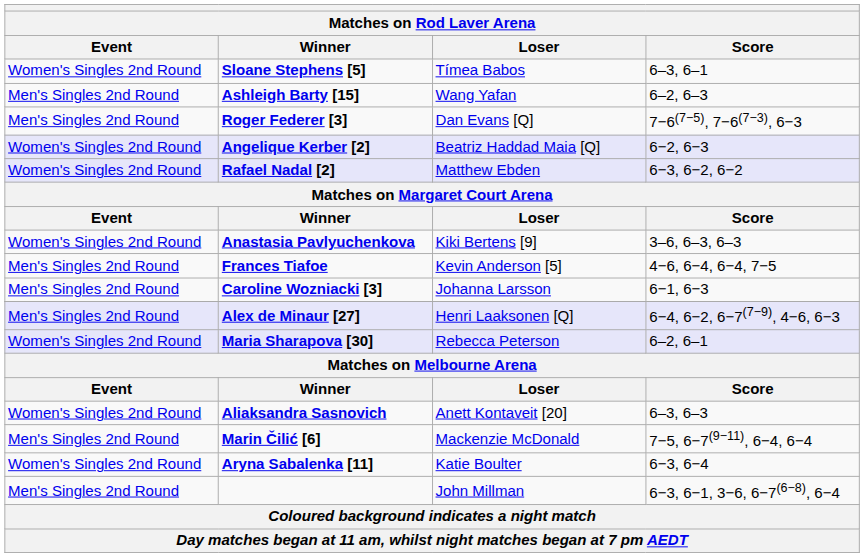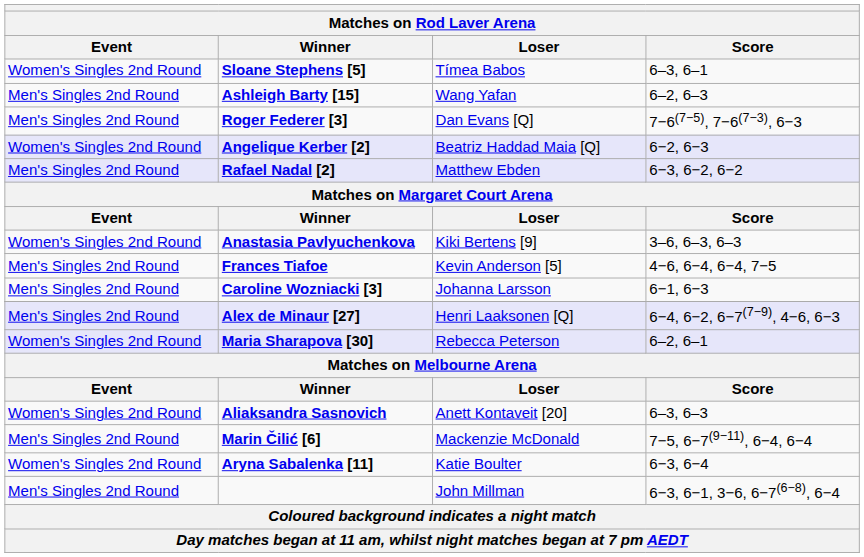(105, 170) Women's Singles 2nd Round -> (94, 170) Men's Singles 2nd Round
